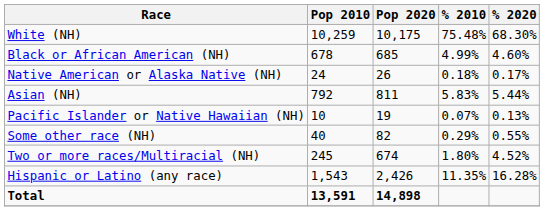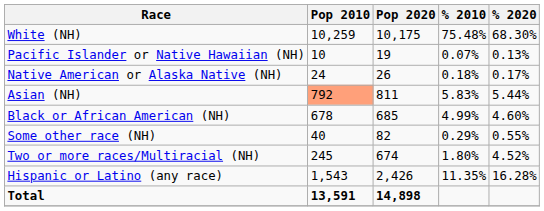rows swapped: (119, 55) <-> (156, 115)
(322, 95) no background -> (322, 95) lightsalmon background
